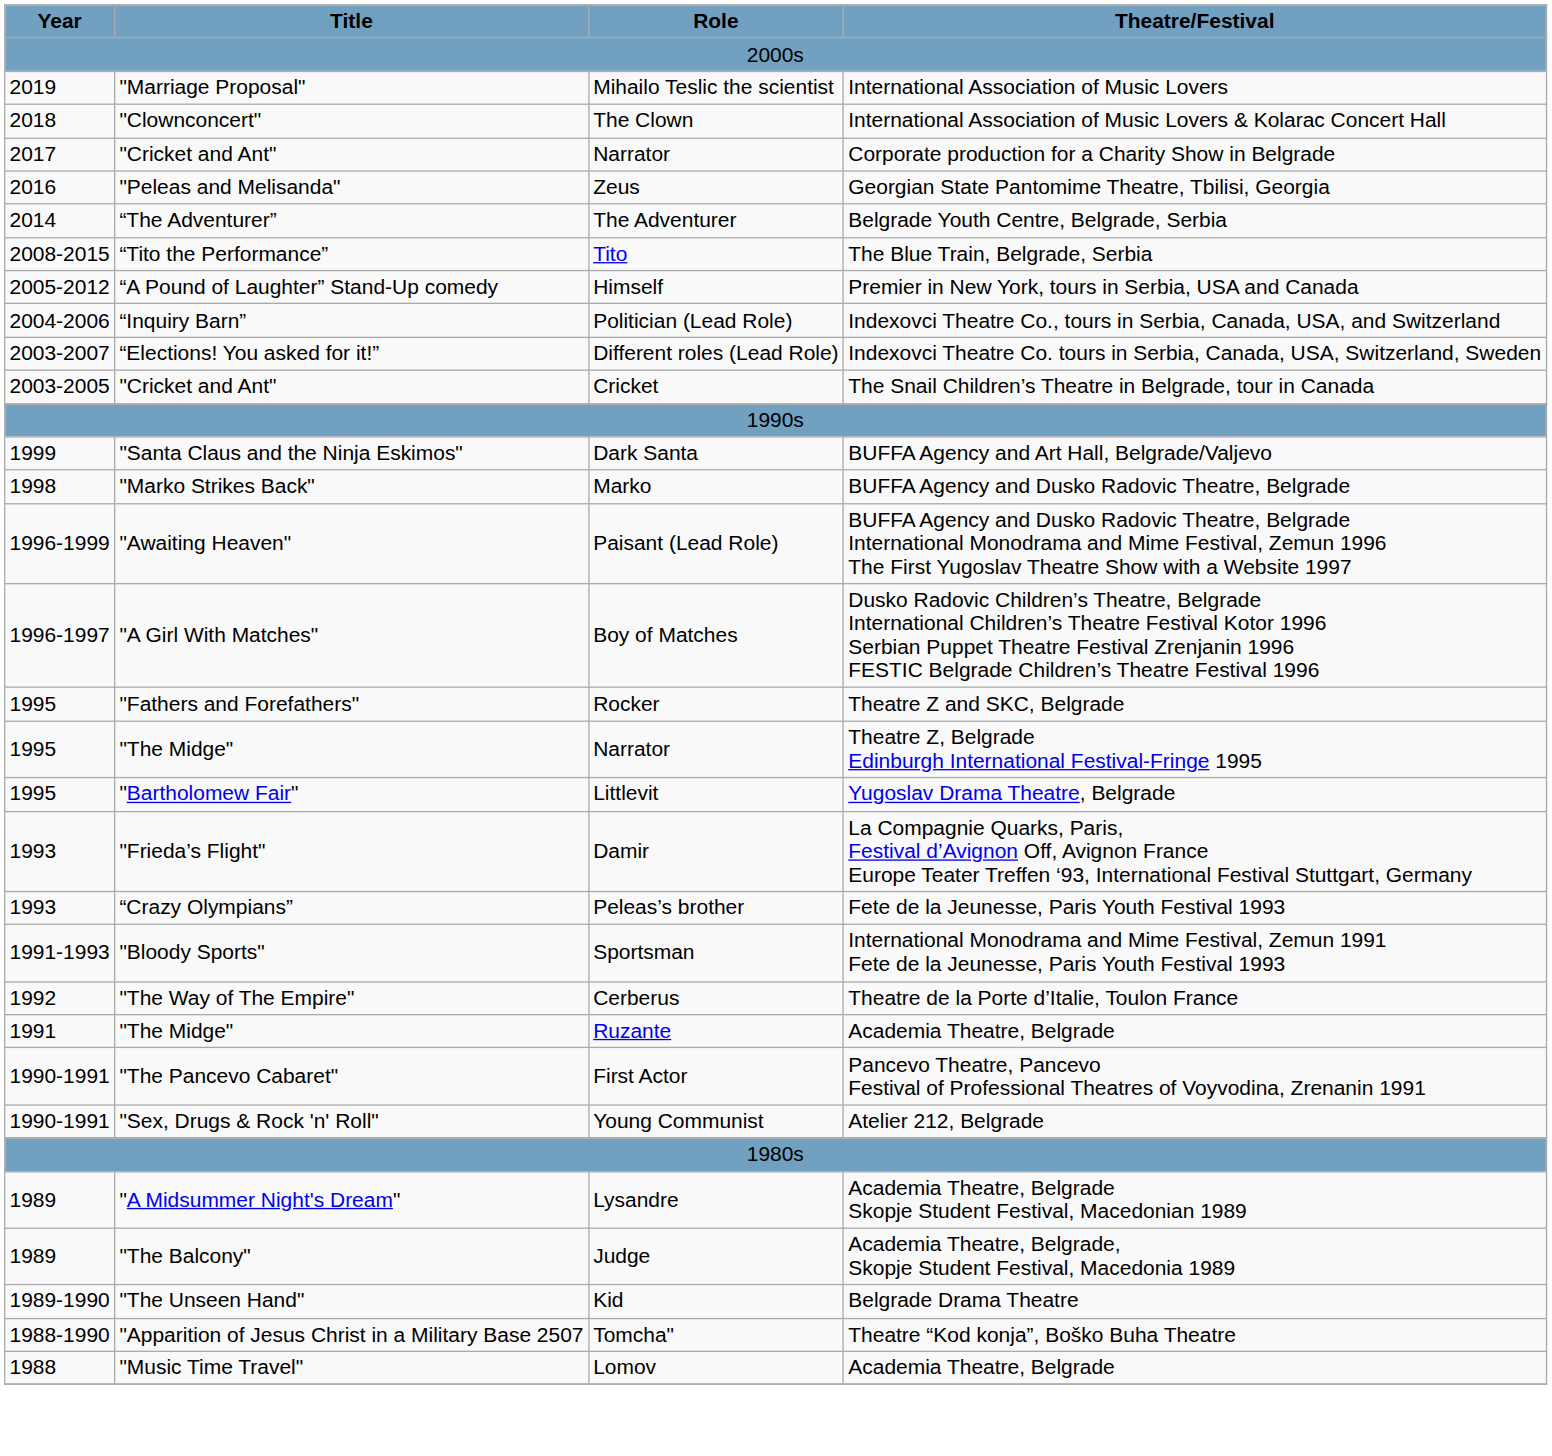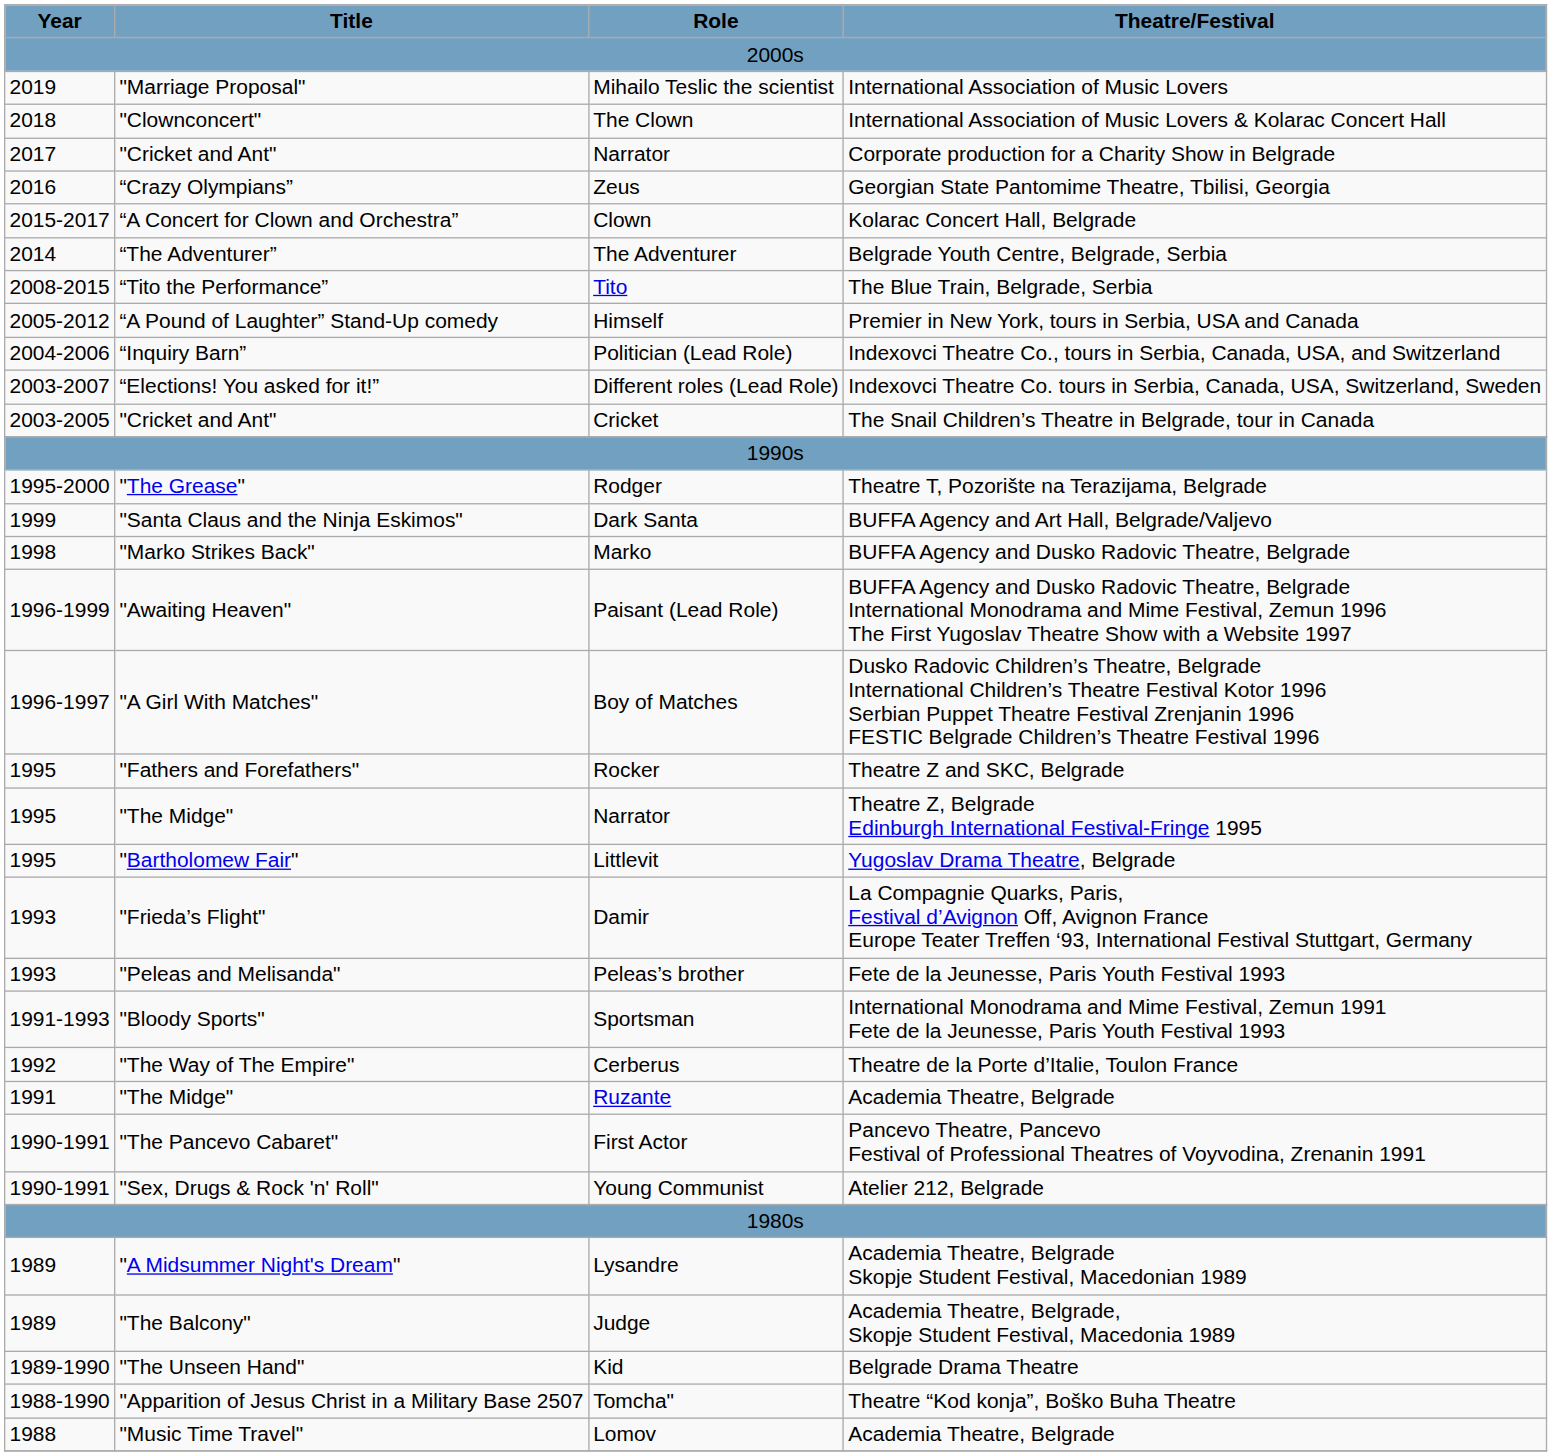(230, 187) "Peleas and Melisanda" -> (206, 187) “Crazy Olympians”
+ row: (622, 220)
+ row: (628, 486)
(206, 907) “Crazy Olympians” -> (230, 974) "Peleas and Melisanda"
